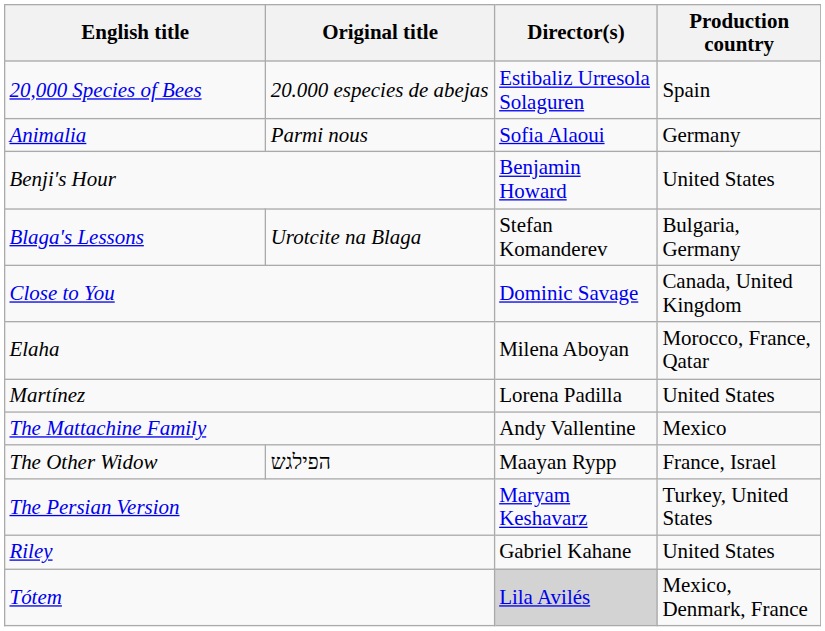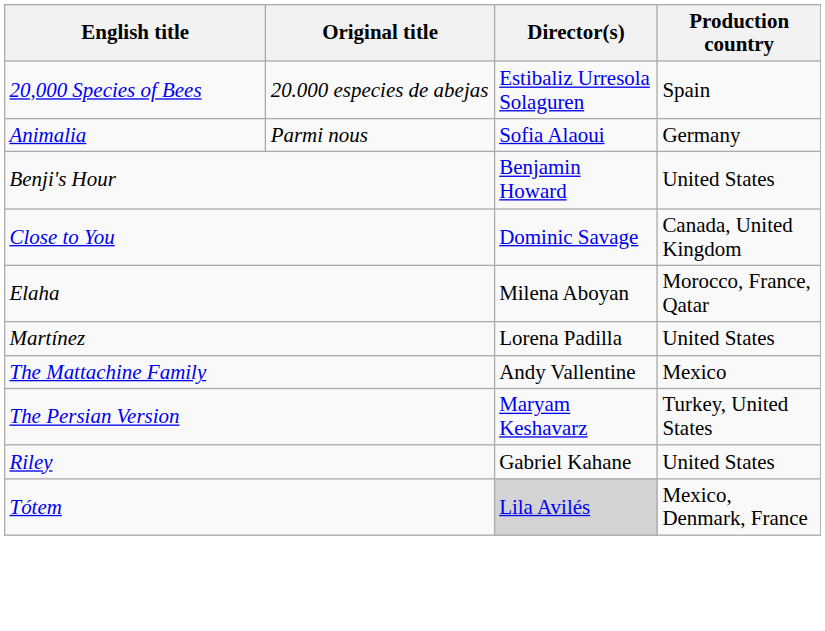- row: (77, 236)
- row: (83, 461)
